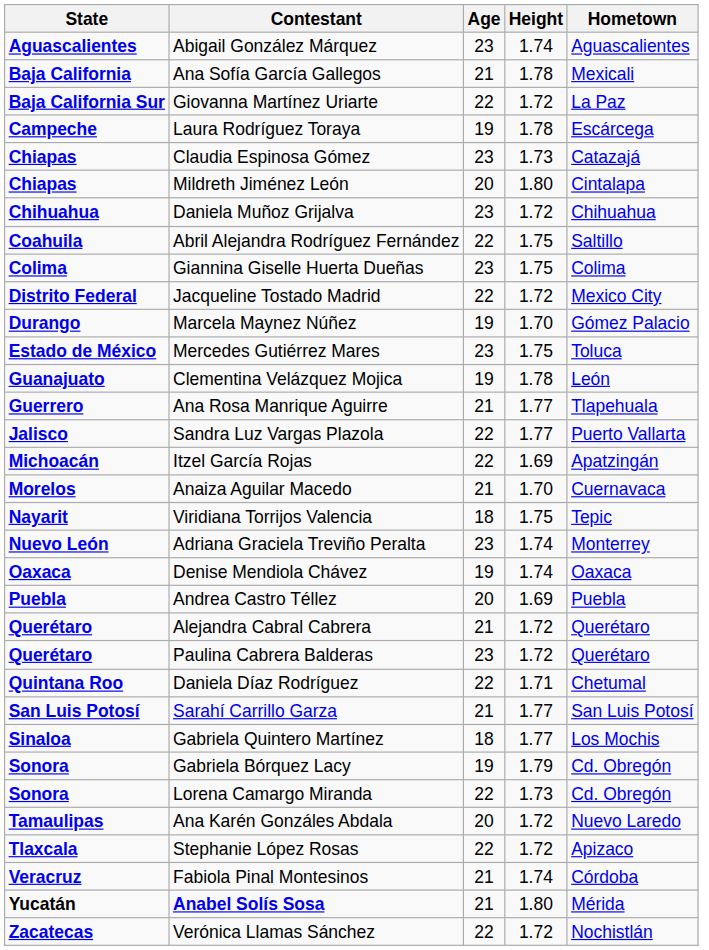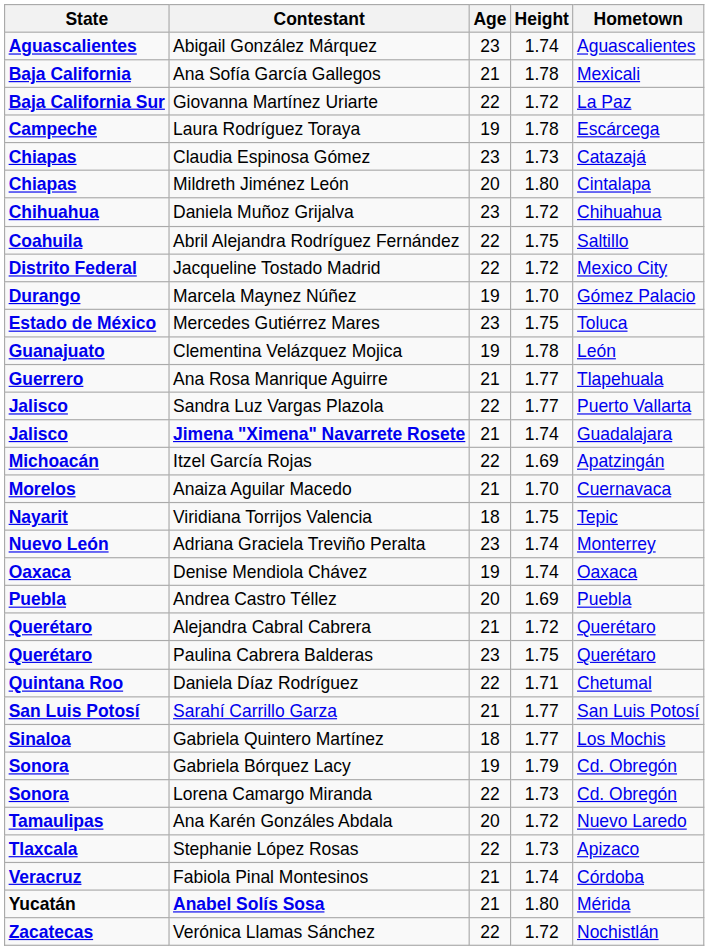- row: (298, 268)
+ row: (319, 434)
(536, 655) 1.72 -> (542, 655) 1.75
(536, 849) 1.72 -> (542, 849) 1.73
